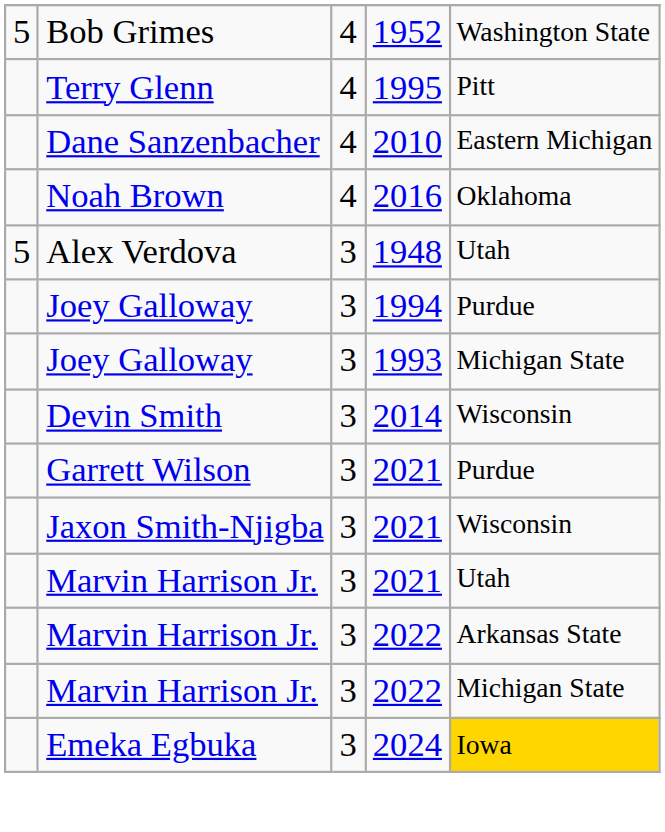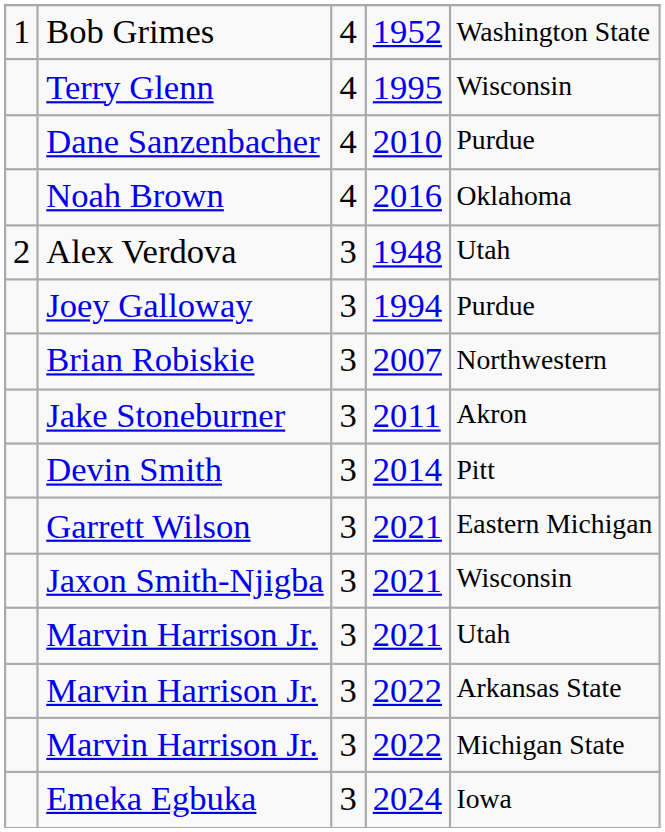(22, 31) 5 -> (22, 31) 1
(476, 86) Pitt -> (514, 86) Wisconsin
(554, 141) Eastern Michigan -> (496, 141) Purdue
(22, 251) 5 -> (22, 251) 2
+ row: (150, 360)
- row: (149, 360)
+ row: (166, 415)
(514, 415) Wisconsin -> (476, 470) Pitt
(496, 470) Purdue -> (554, 525) Eastern Michigan
(484, 744) gold background -> (484, 799) no background
